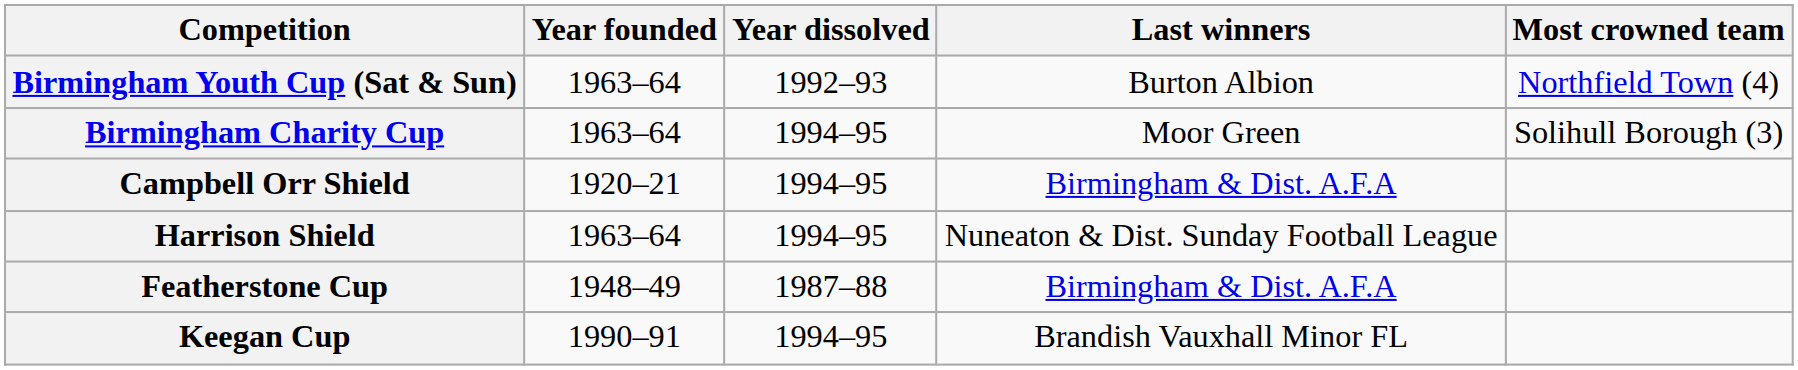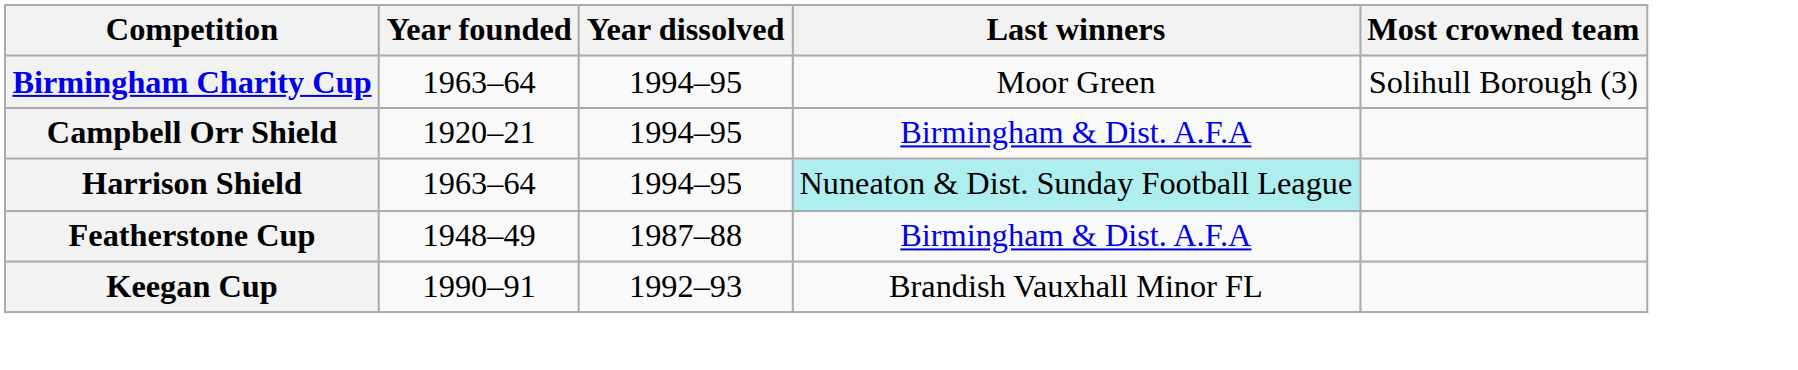- row: (265, 81)
(1221, 235) no background -> (1076, 183) paleturquoise background
(831, 337) 1994–95 -> (686, 286) 1992–93
